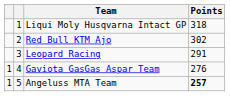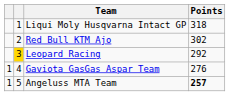(19, 55) no background -> (19, 55) gold background
(199, 55) 291 -> (199, 55) 292
